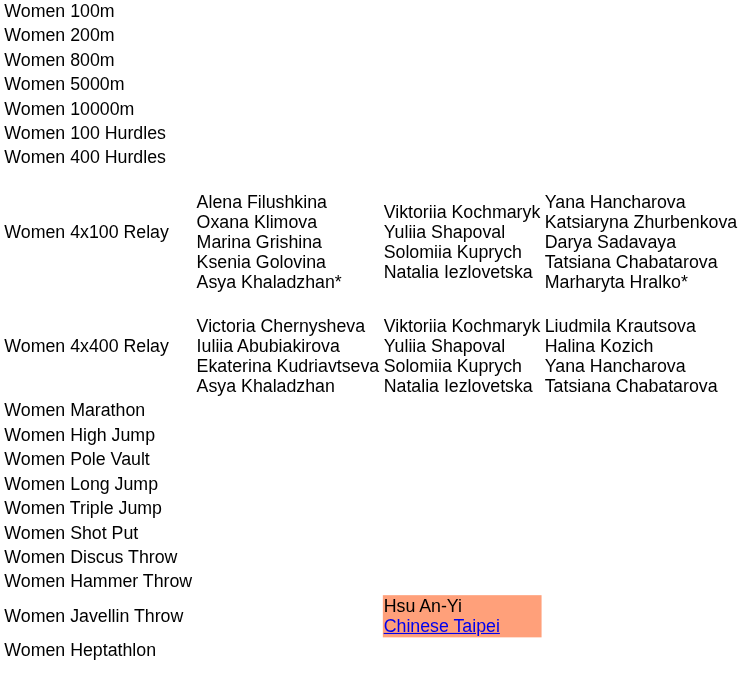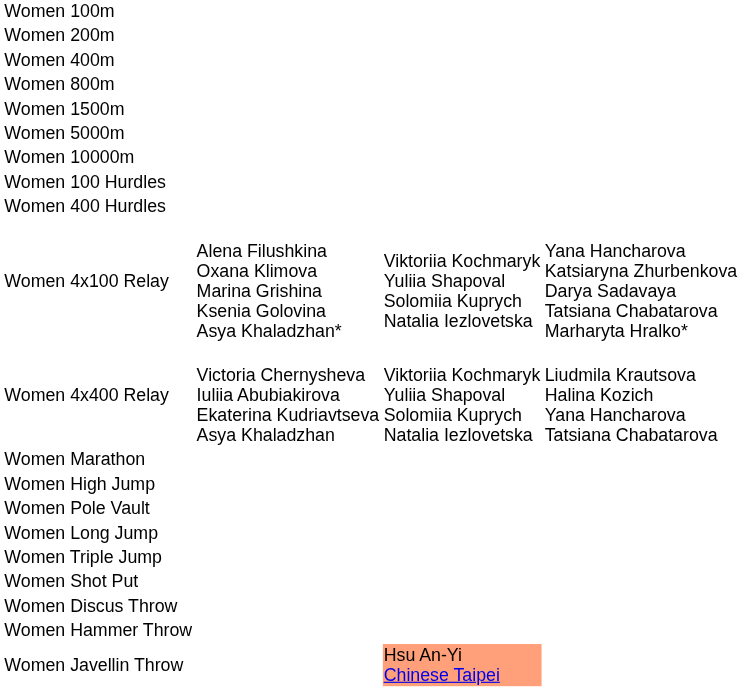+ row: (59, 60)
+ row: (64, 108)
- row: (80, 650)
